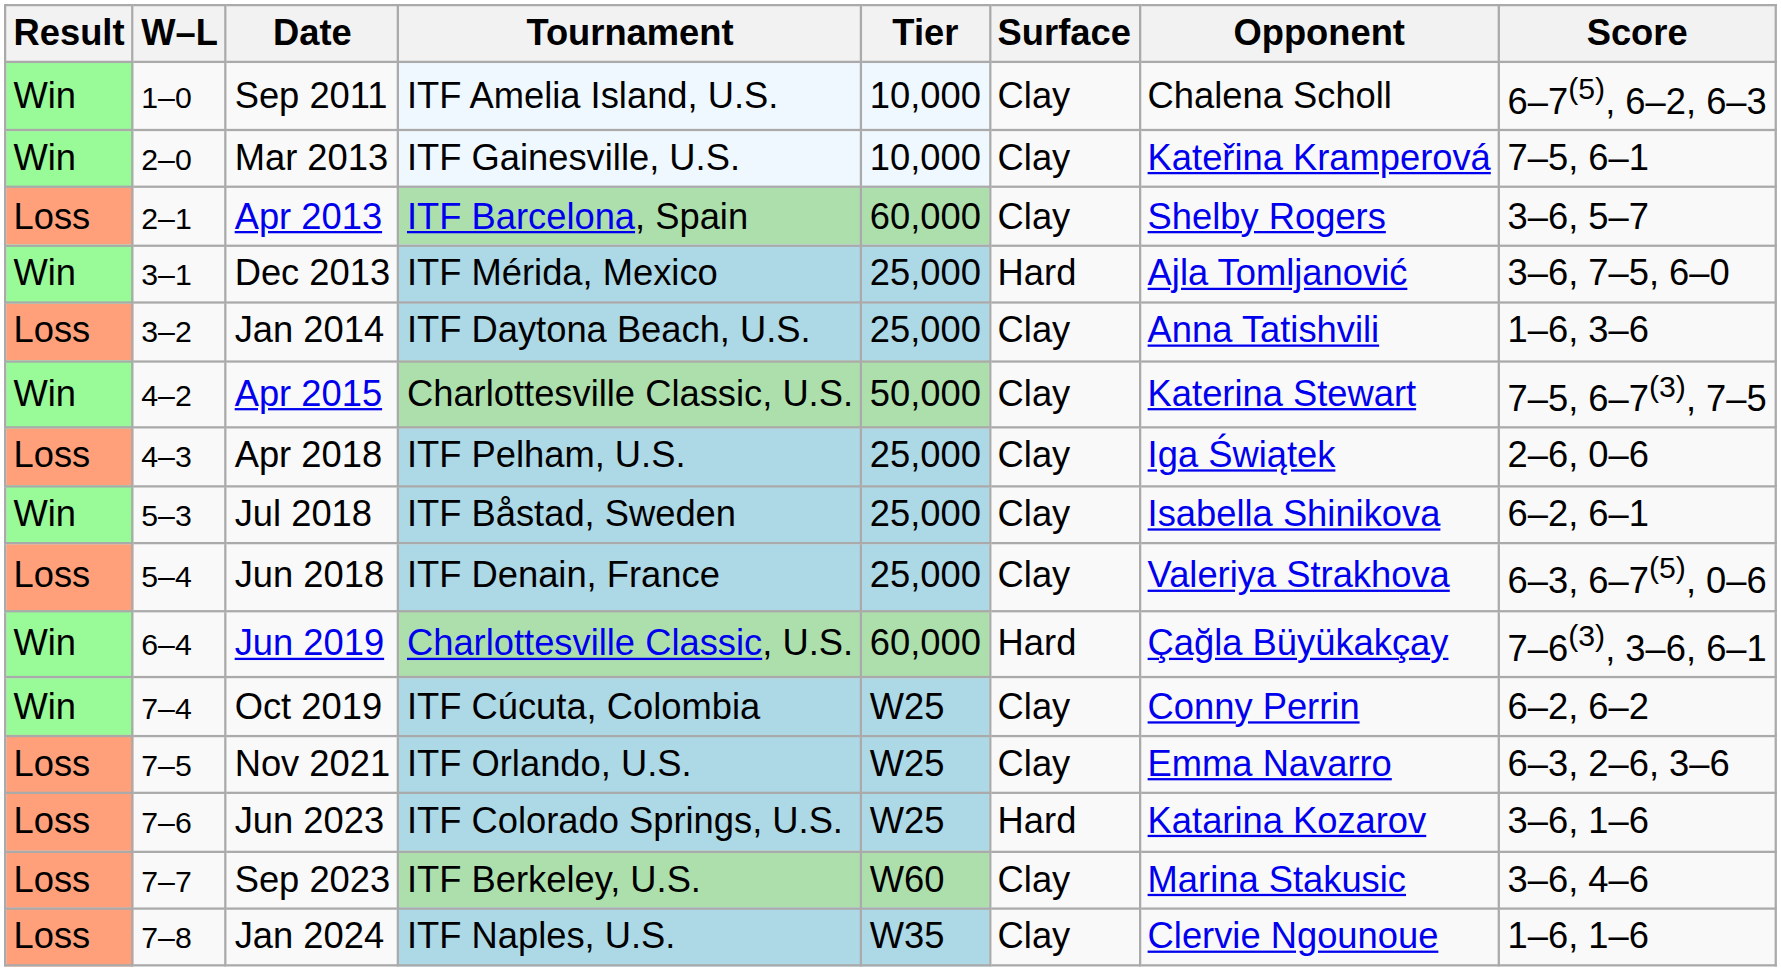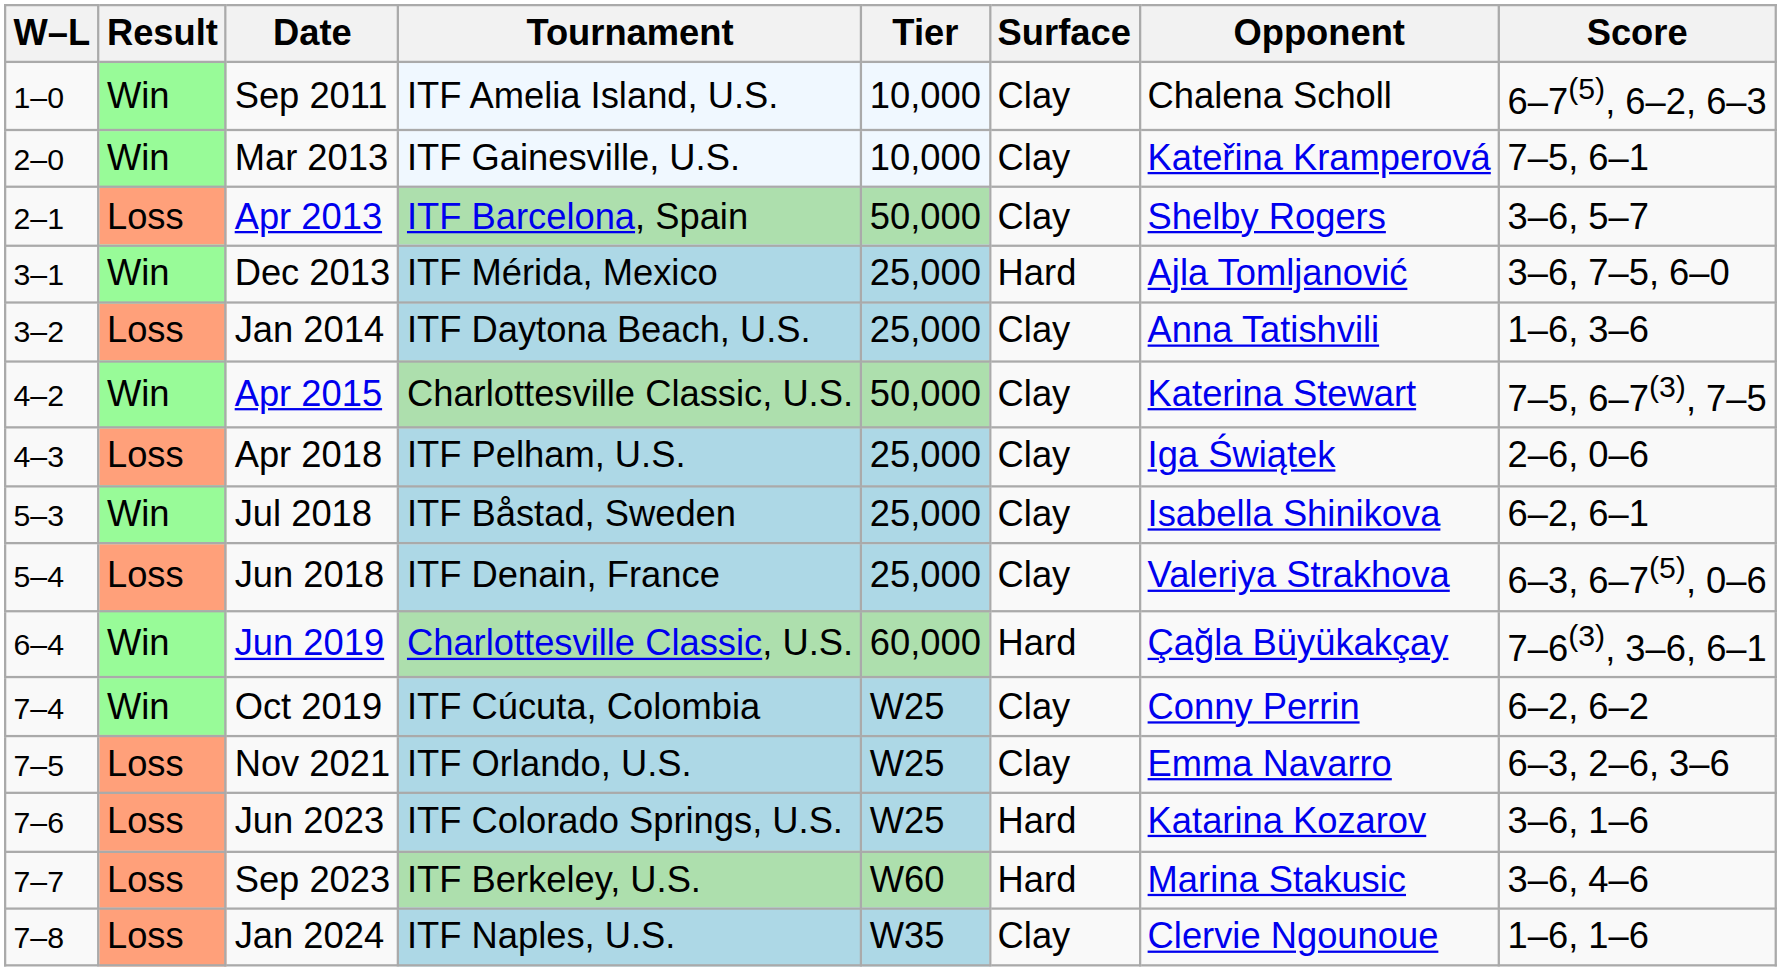columns swapped: (69, 33) <-> (180, 33)
(925, 215) 60,000 -> (925, 215) 50,000
(1034, 879) Clay -> (1037, 879) Hard
